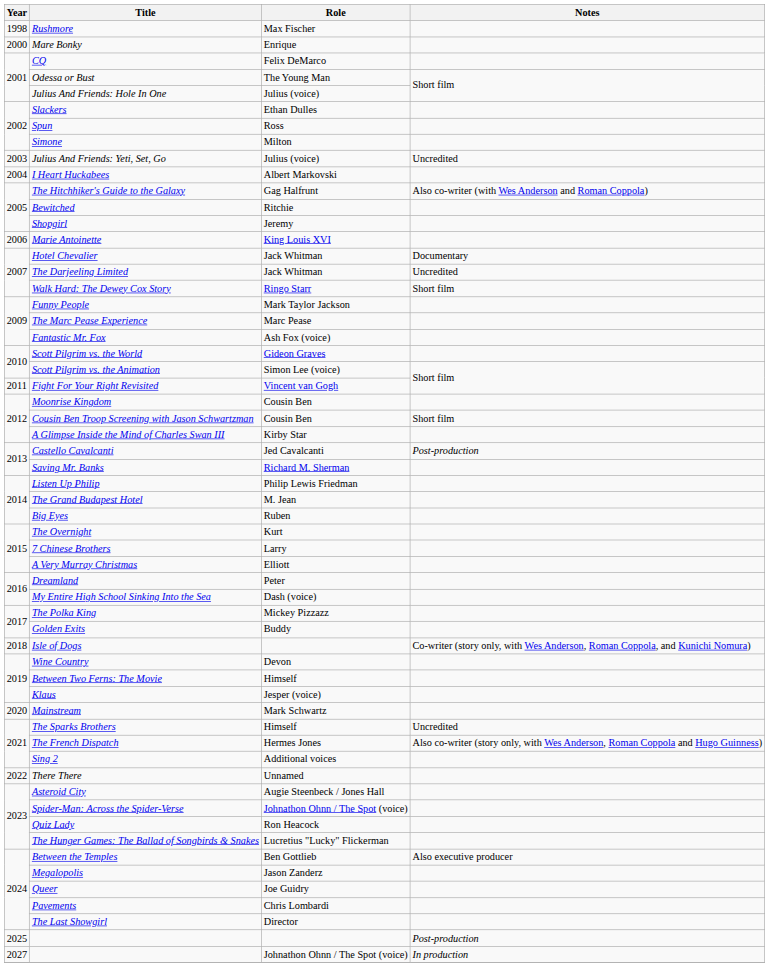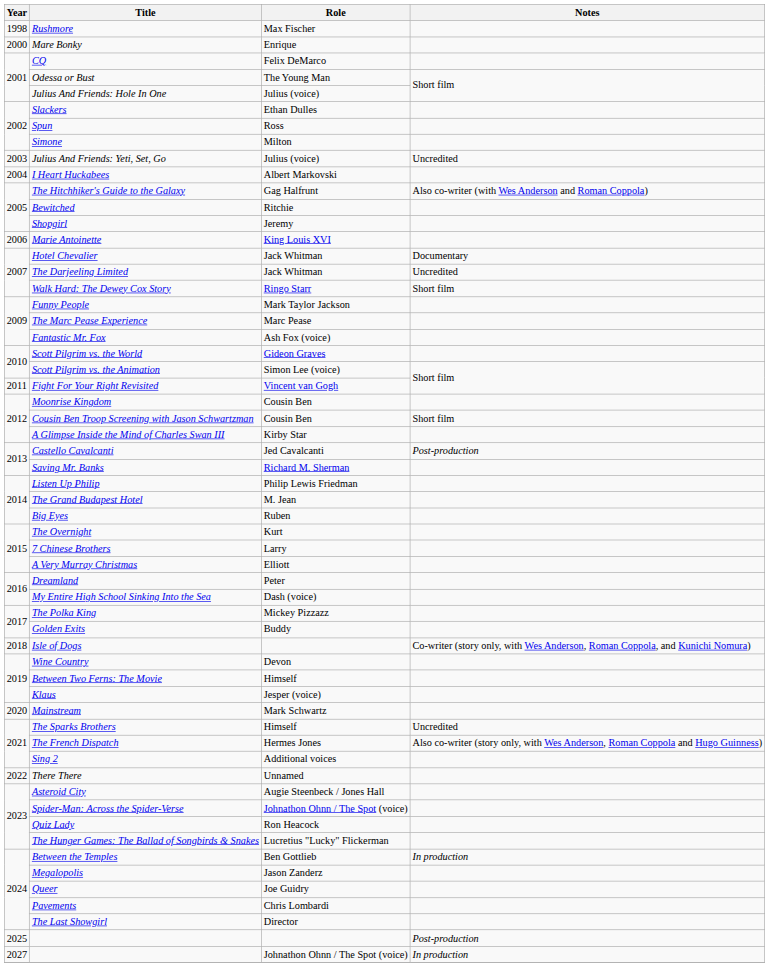(463, 857) Also executive producer -> (440, 857) In production
